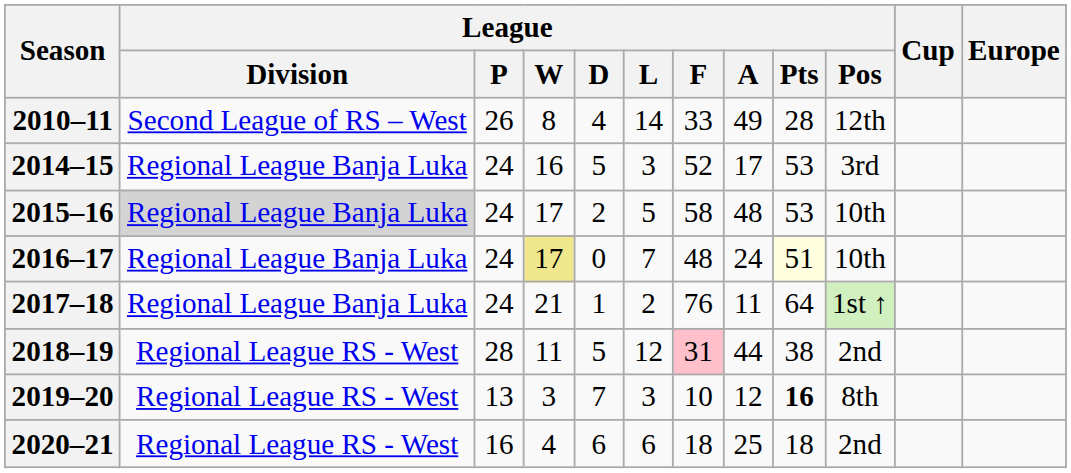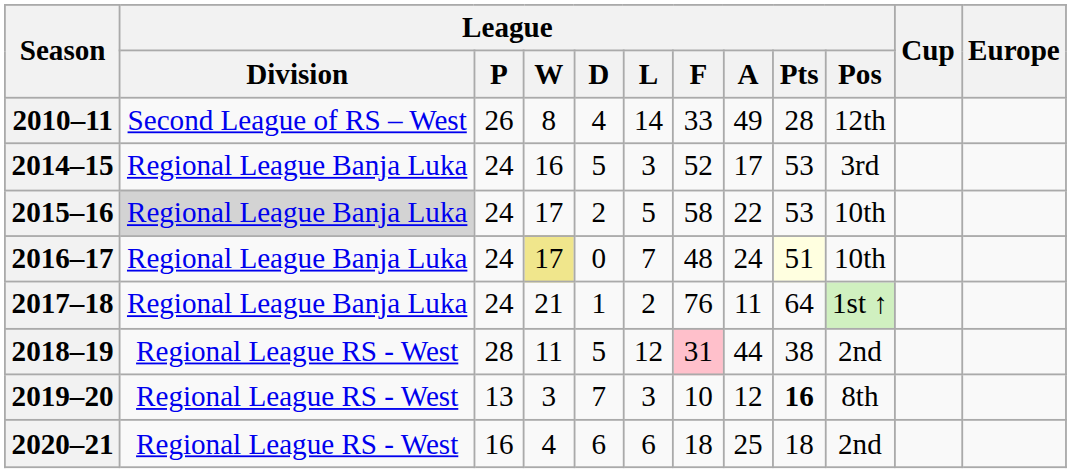(748, 212) 48 -> (748, 212) 22
